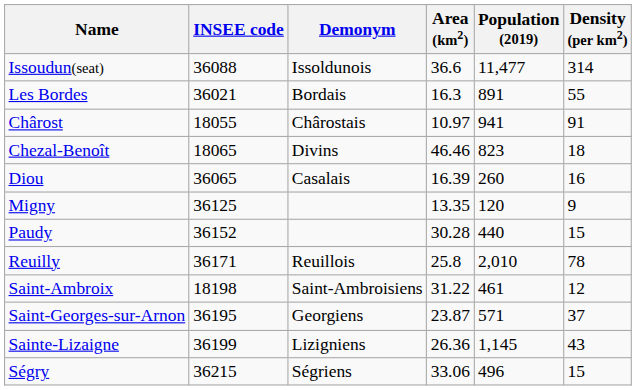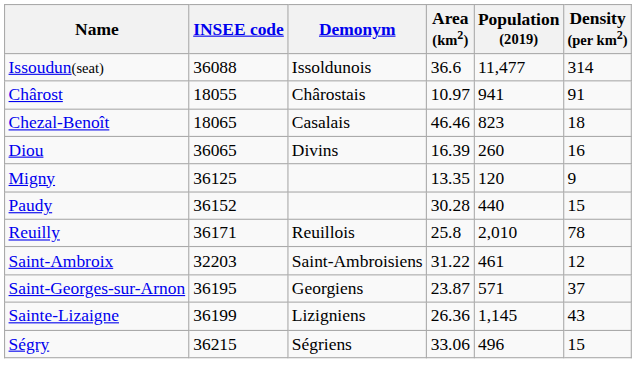- row: (48, 94)
(315, 150) Divins -> (321, 122) Casalais
(321, 177) Casalais -> (315, 150) Divins
(215, 288) 18198 -> (215, 260) 32203
